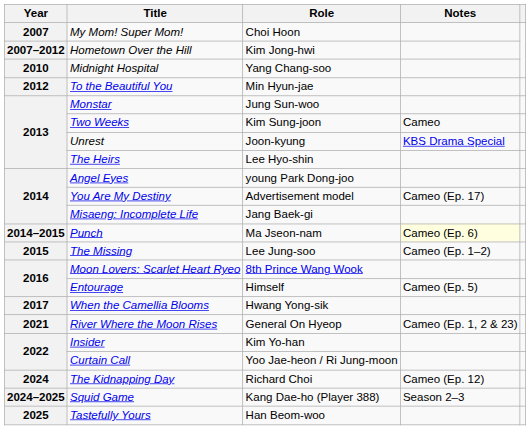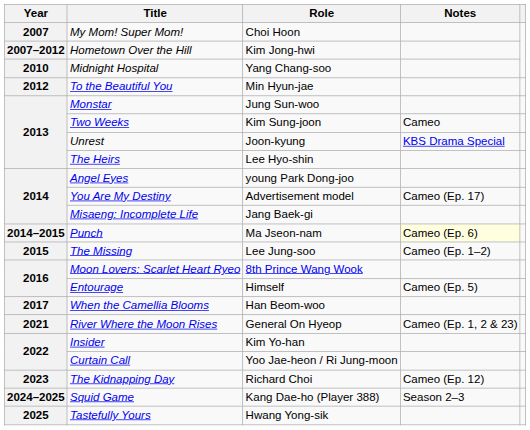(287, 305) Hwang Yong-sik -> (285, 305) Han Beom-woo
(36, 379) 2024 -> (36, 379) 2023
(285, 415) Han Beom-woo -> (287, 415) Hwang Yong-sik
